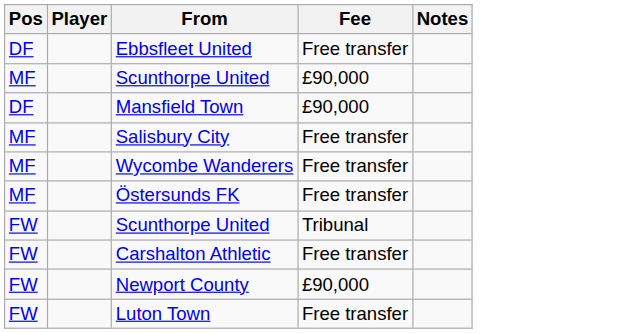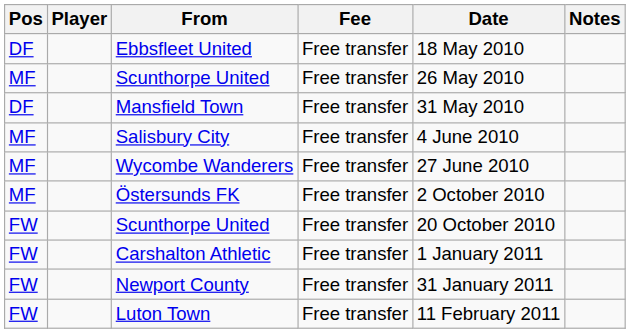+ column: (489, 19)
(335, 78) £90,000 -> (355, 78) Free transfer
(335, 107) £90,000 -> (355, 107) Free transfer
(335, 225) Tribunal -> (355, 225) Free transfer
(335, 284) £90,000 -> (355, 284) Free transfer
